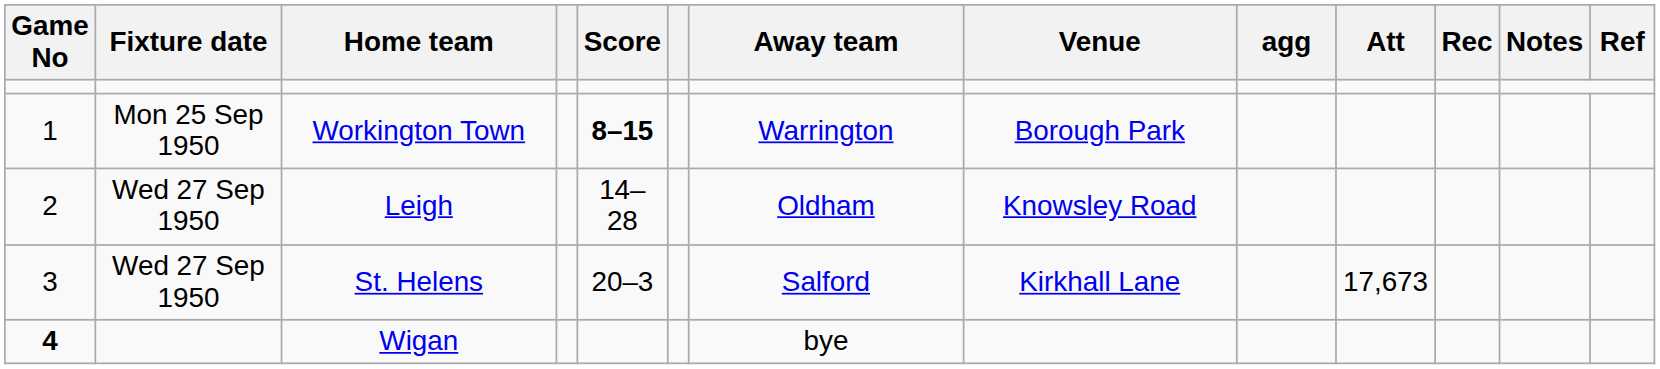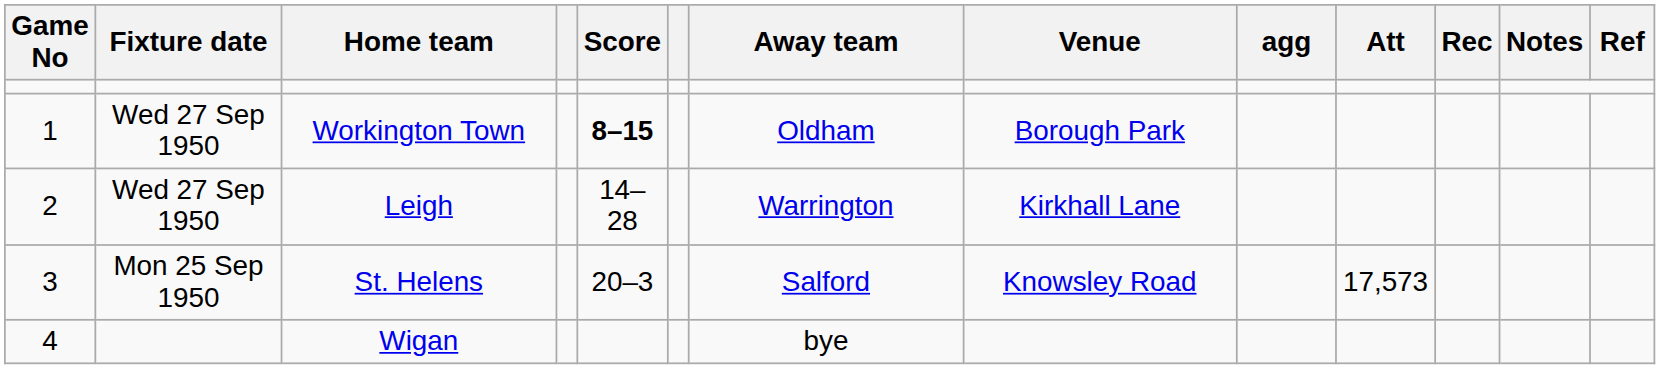(188, 130) Mon 25 Sep 1950 -> (188, 130) Wed 27 Sep 1950
(826, 130) Warrington -> (826, 130) Oldham
(826, 206) Oldham -> (826, 206) Warrington
(1100, 206) Knowsley Road -> (1100, 206) Kirkhall Lane
(188, 281) Wed 27 Sep 1950 -> (188, 281) Mon 25 Sep 1950
(1100, 281) Kirkhall Lane -> (1100, 281) Knowsley Road
(1386, 281) 17,673 -> (1386, 281) 17,573
(50, 341) bold -> (50, 341) normal
